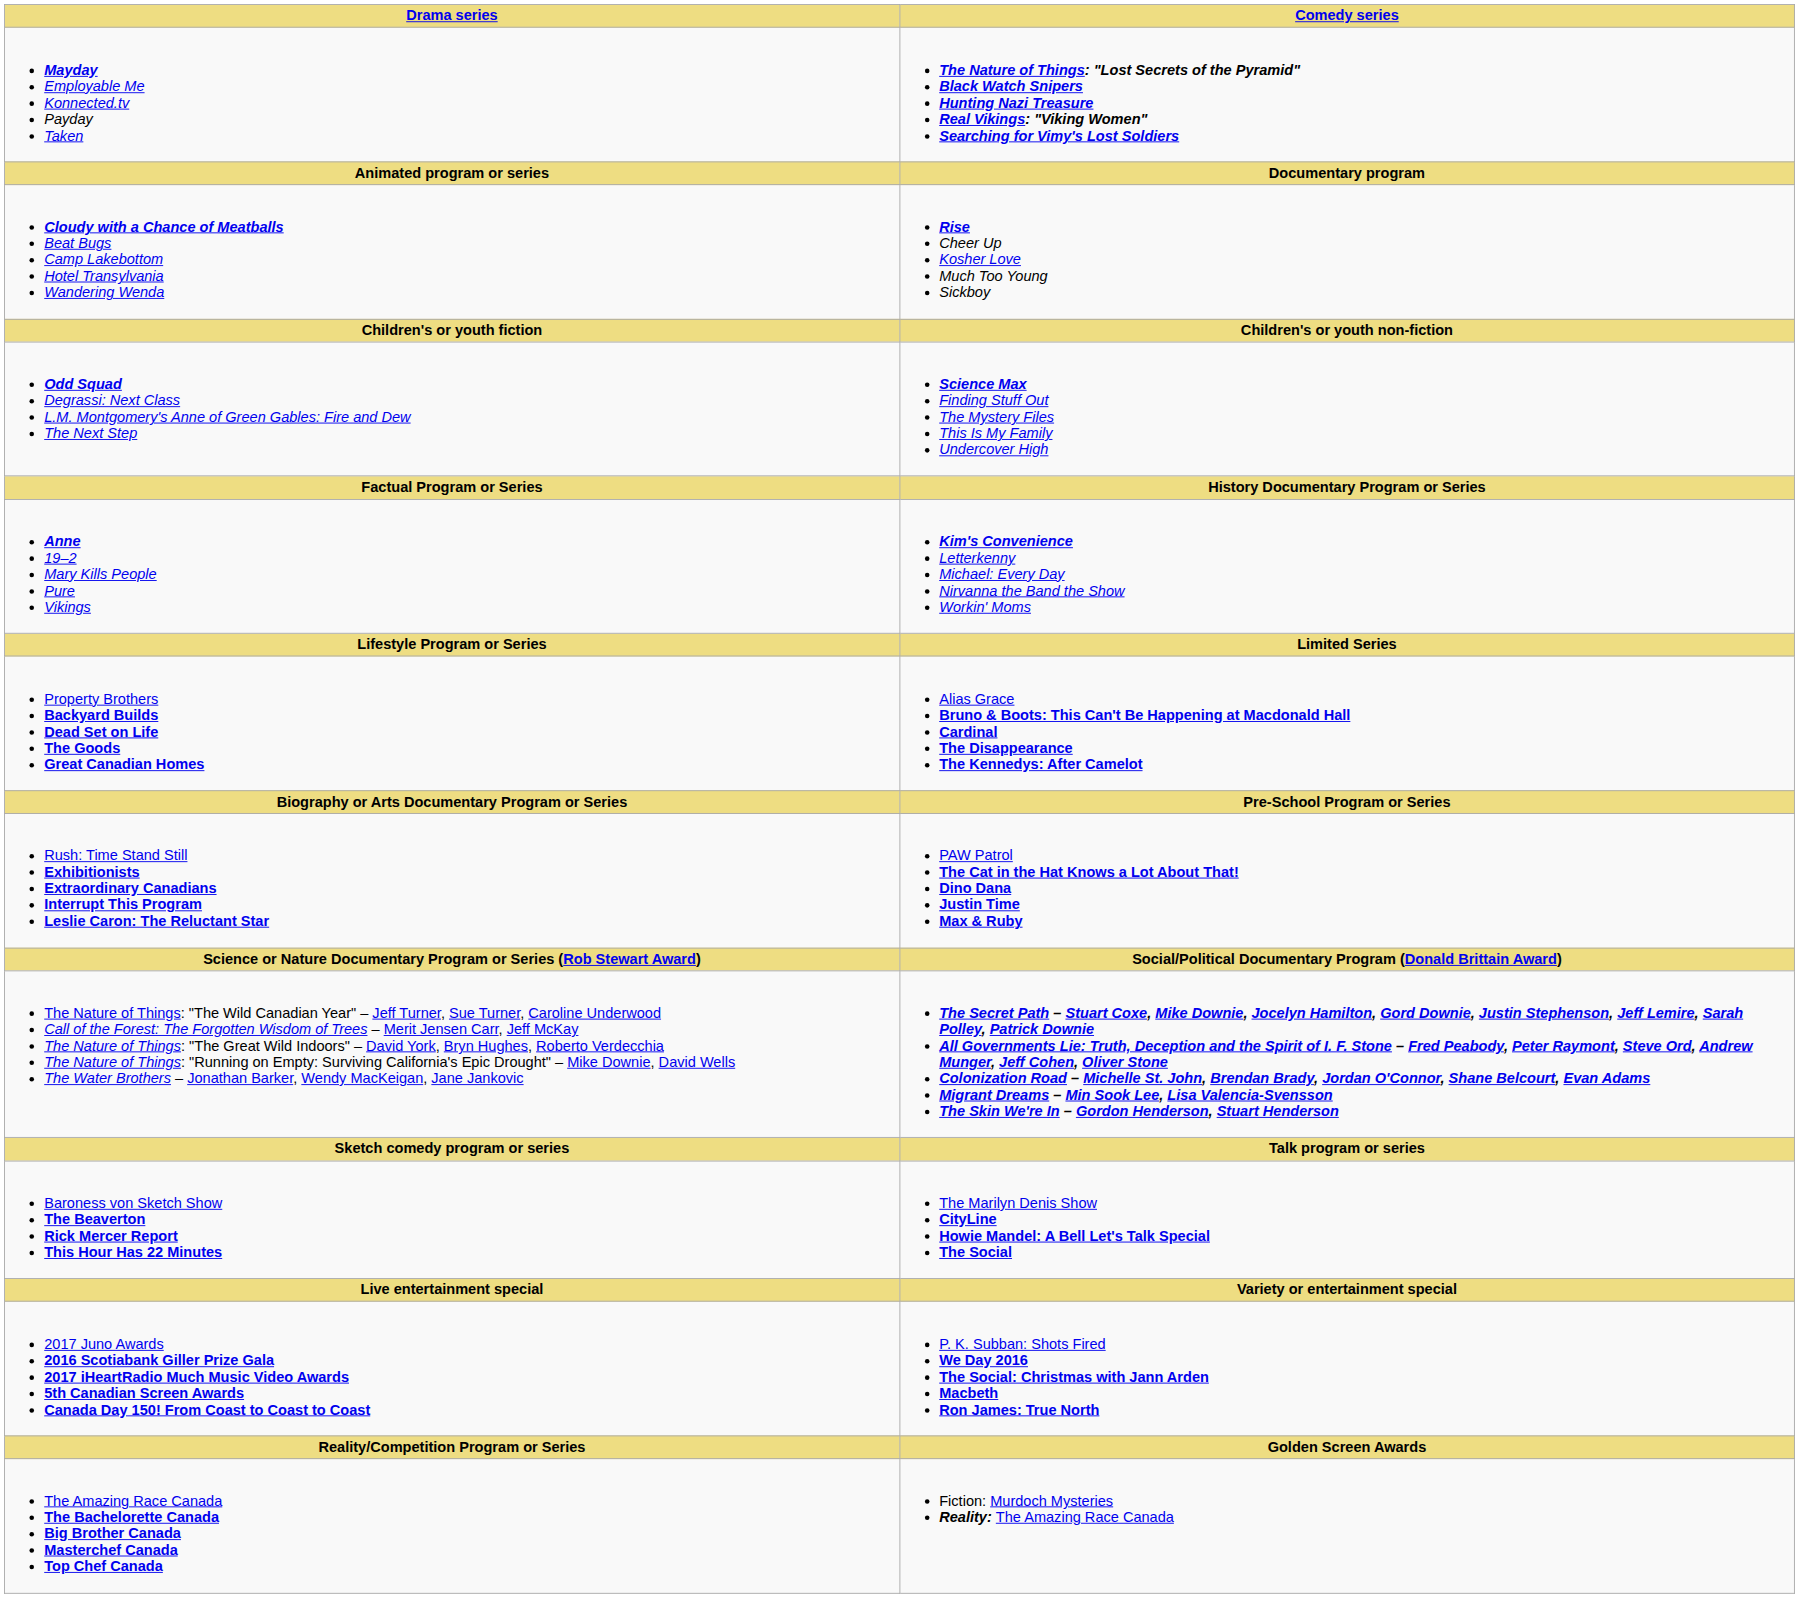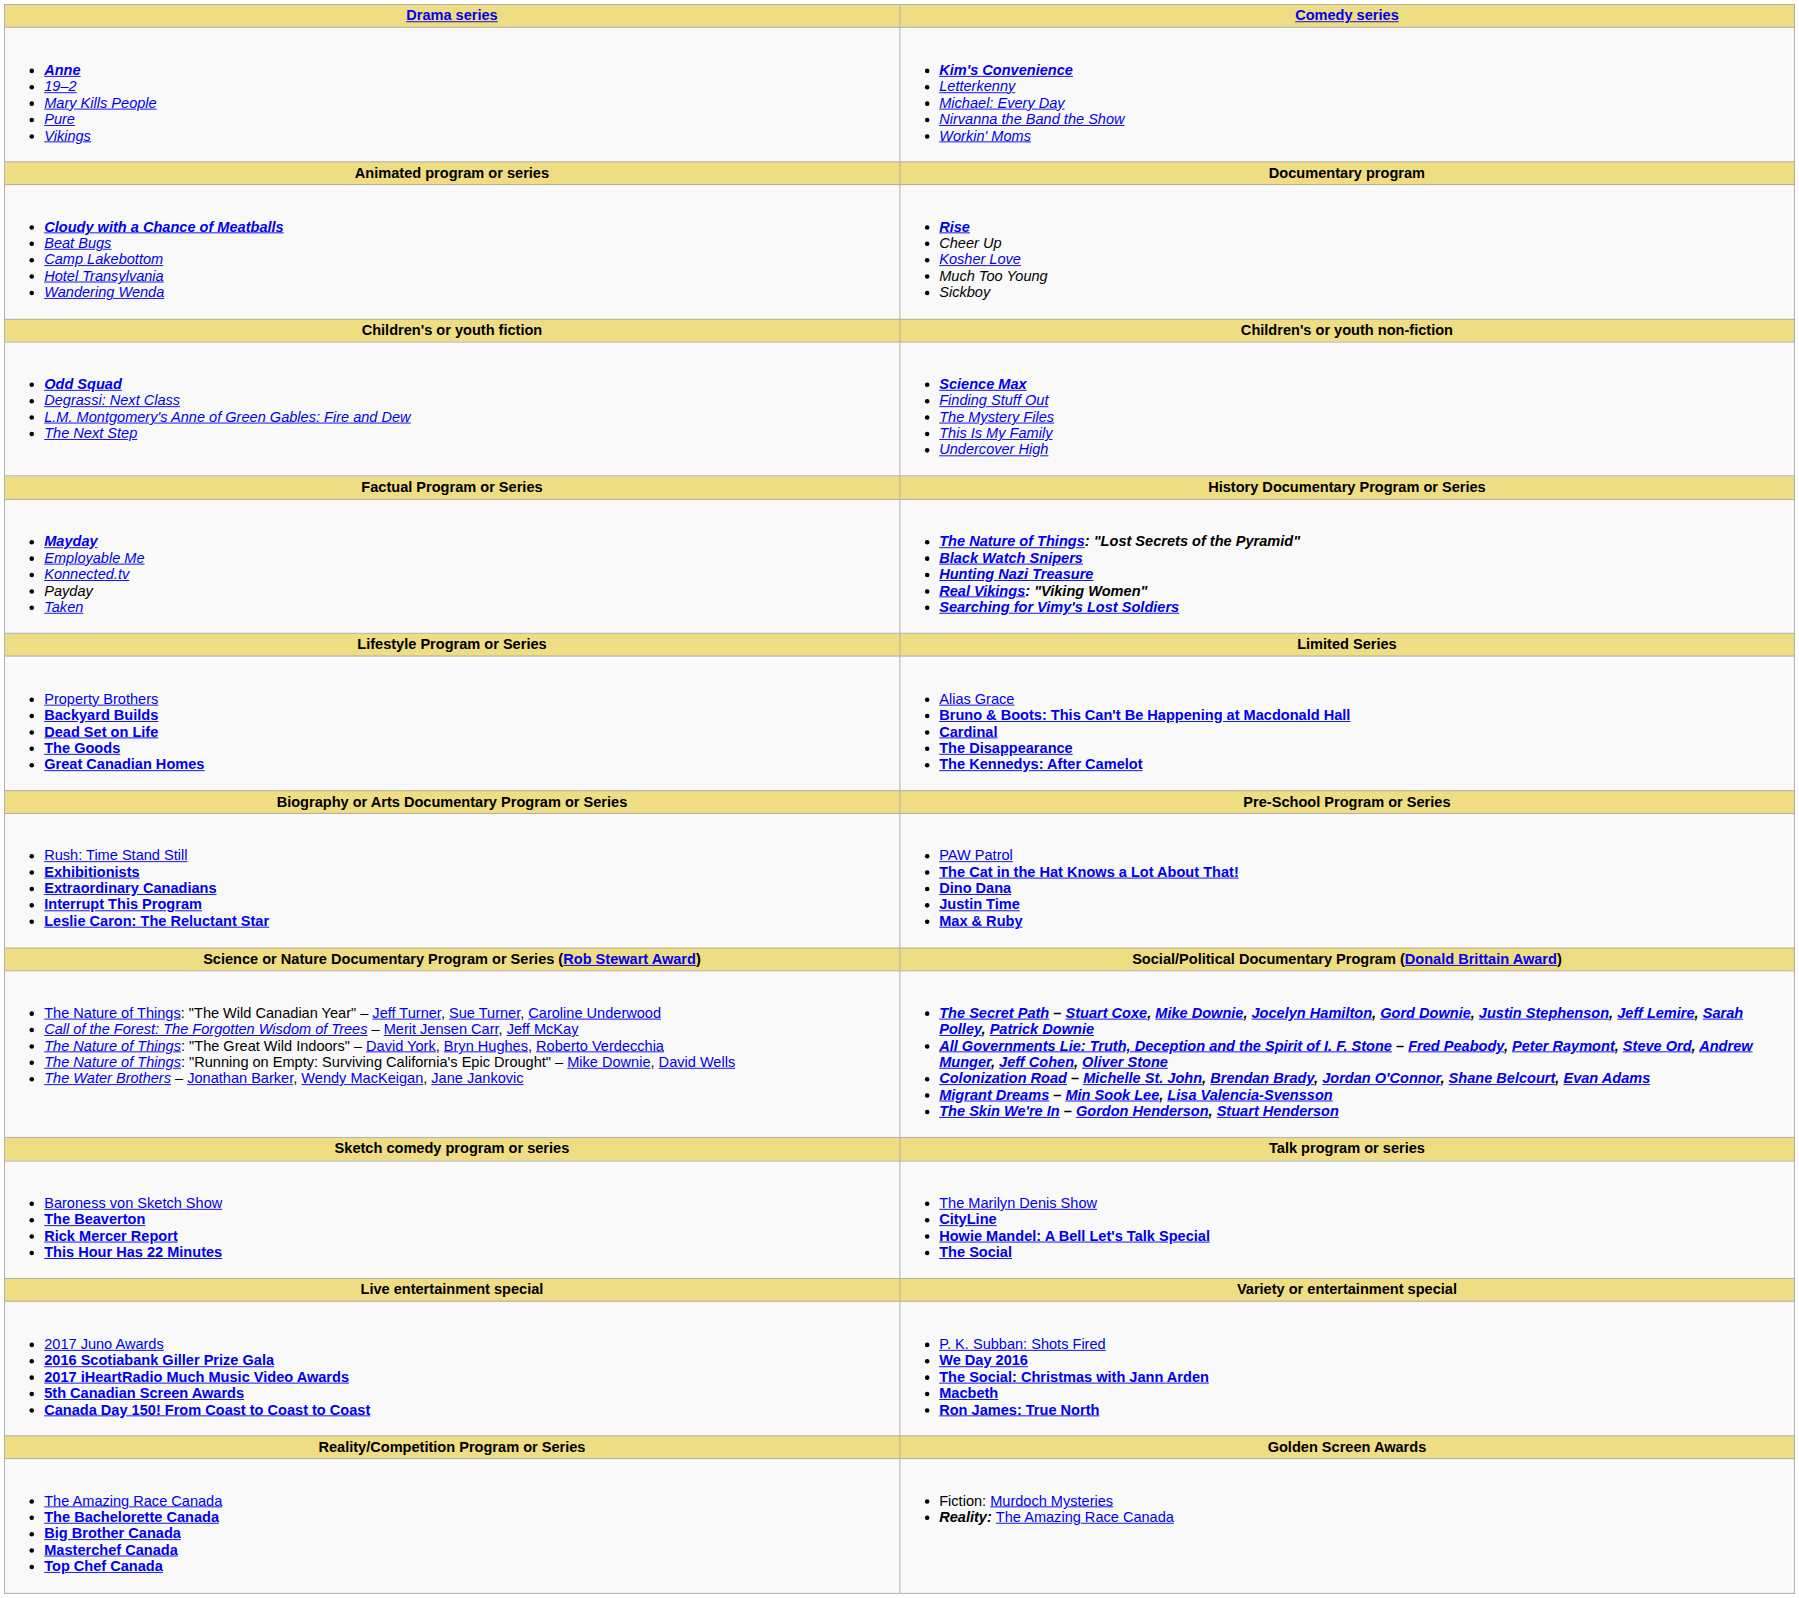rows swapped: (452, 574) <-> (452, 103)
